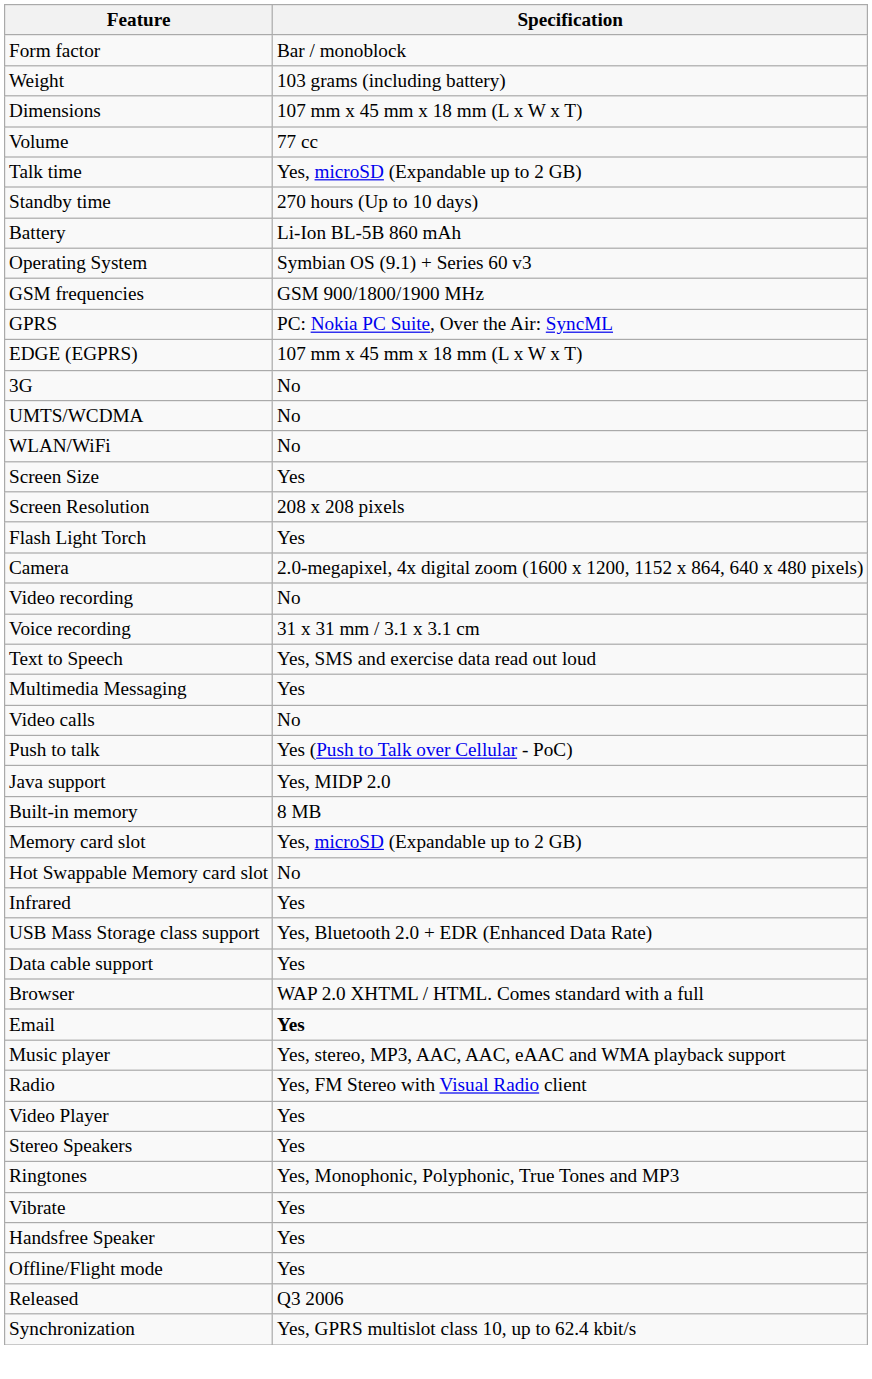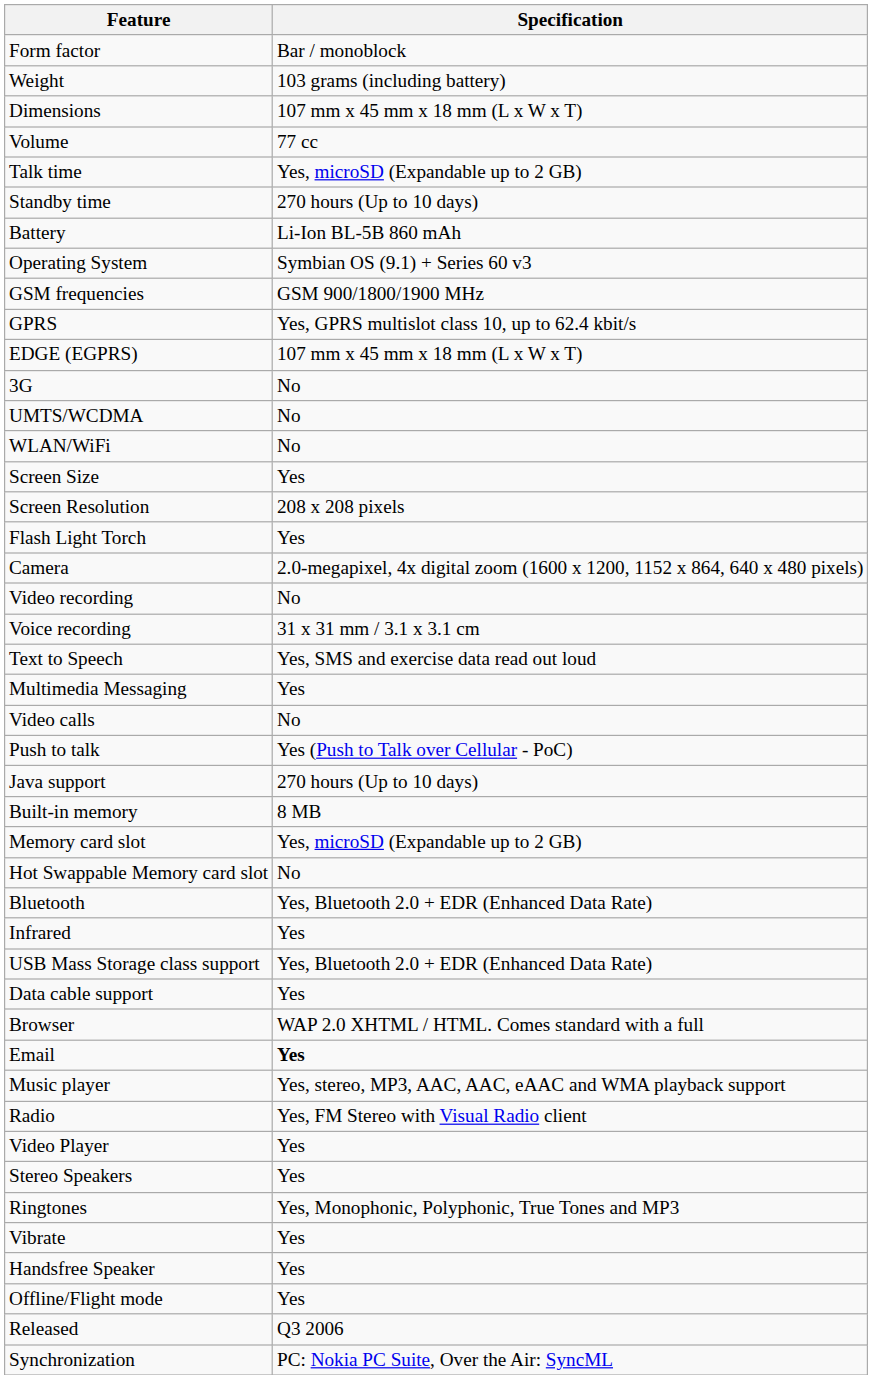(445, 324) PC: Nokia PC Suite, Over the Air: SyncML -> (457, 324) Yes, GPRS multislot class 10, up to 62.4 kbit/s
(334, 780) Yes, MIDP 2.0 -> (378, 780) 270 hours (Up to 10 days)
+ row: (47, 902)
(457, 1329) Yes, GPRS multislot class 10, up to 62.4 kbit/s -> (445, 1359) PC: Nokia PC Suite, Over the Air: SyncML
